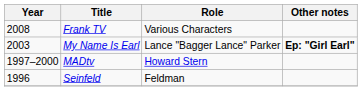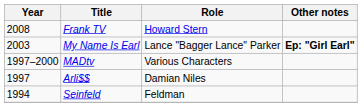(188, 29) Various Characters -> (176, 29) Howard Stern
(176, 62) Howard Stern -> (188, 62) Various Characters
+ row: (76, 78)
(18, 78) 1996 -> (18, 95) 1994
